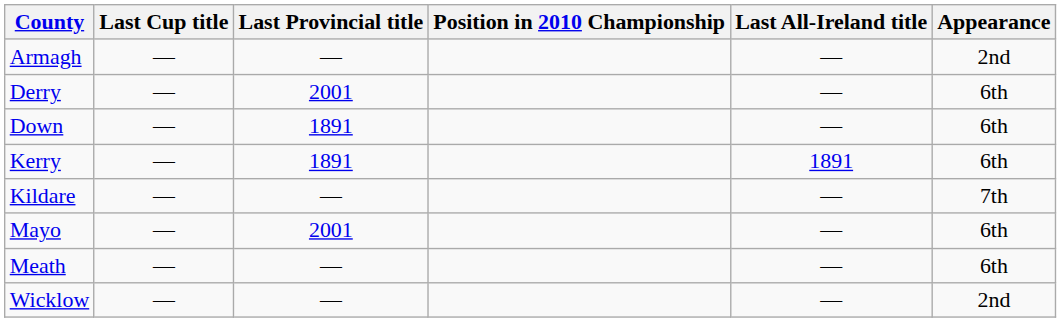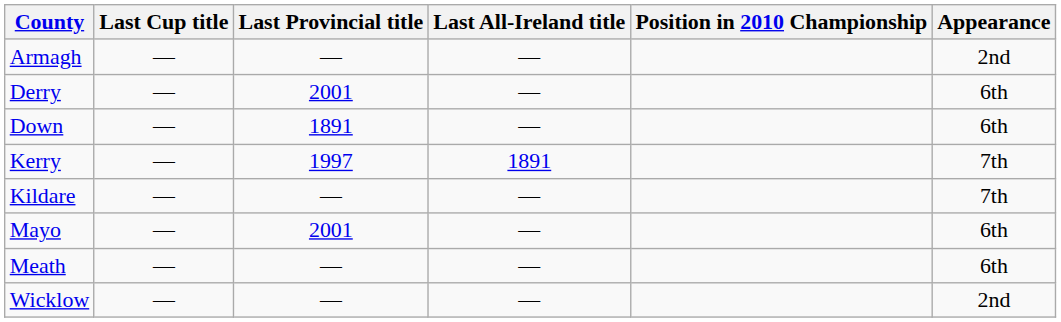columns swapped: (831, 21) <-> (579, 21)
(331, 160) 1891 -> (331, 160) 1997
(994, 160) 6th -> (994, 160) 7th
